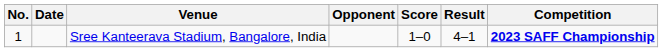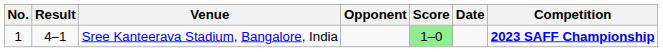columns swapped: (49, 15) <-> (464, 15)
(419, 36) no background -> (431, 36) lightgreen background
